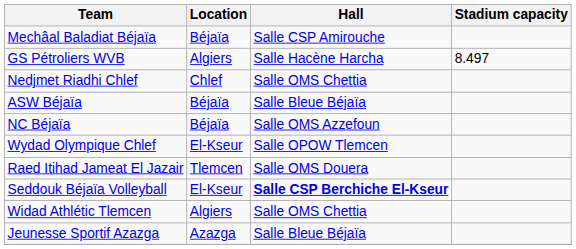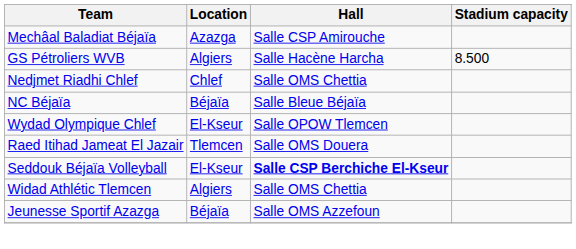(209, 37) Béjaïa -> (213, 37) Azazga
(472, 59) 8.497 -> (472, 59) 8.500
- row: (45, 102)
(317, 124) Salle OMS Azzefoun -> (310, 102) Salle Bleue Béjaïa
(213, 233) Azazga -> (209, 211) Béjaïa
(310, 233) Salle Bleue Béjaïa -> (317, 211) Salle OMS Azzefoun
